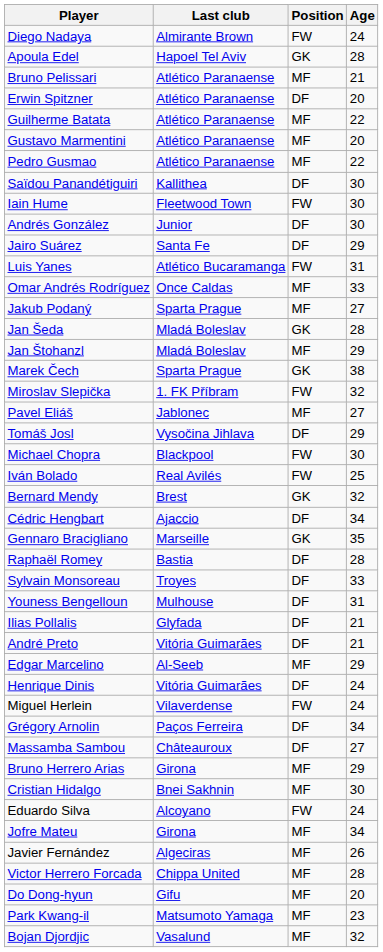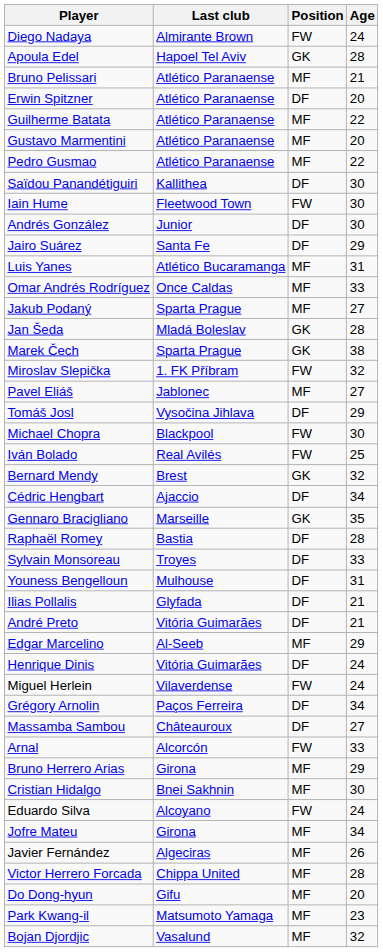(302, 266) FW -> (301, 266) MF
- row: (46, 350)
+ row: (23, 748)
